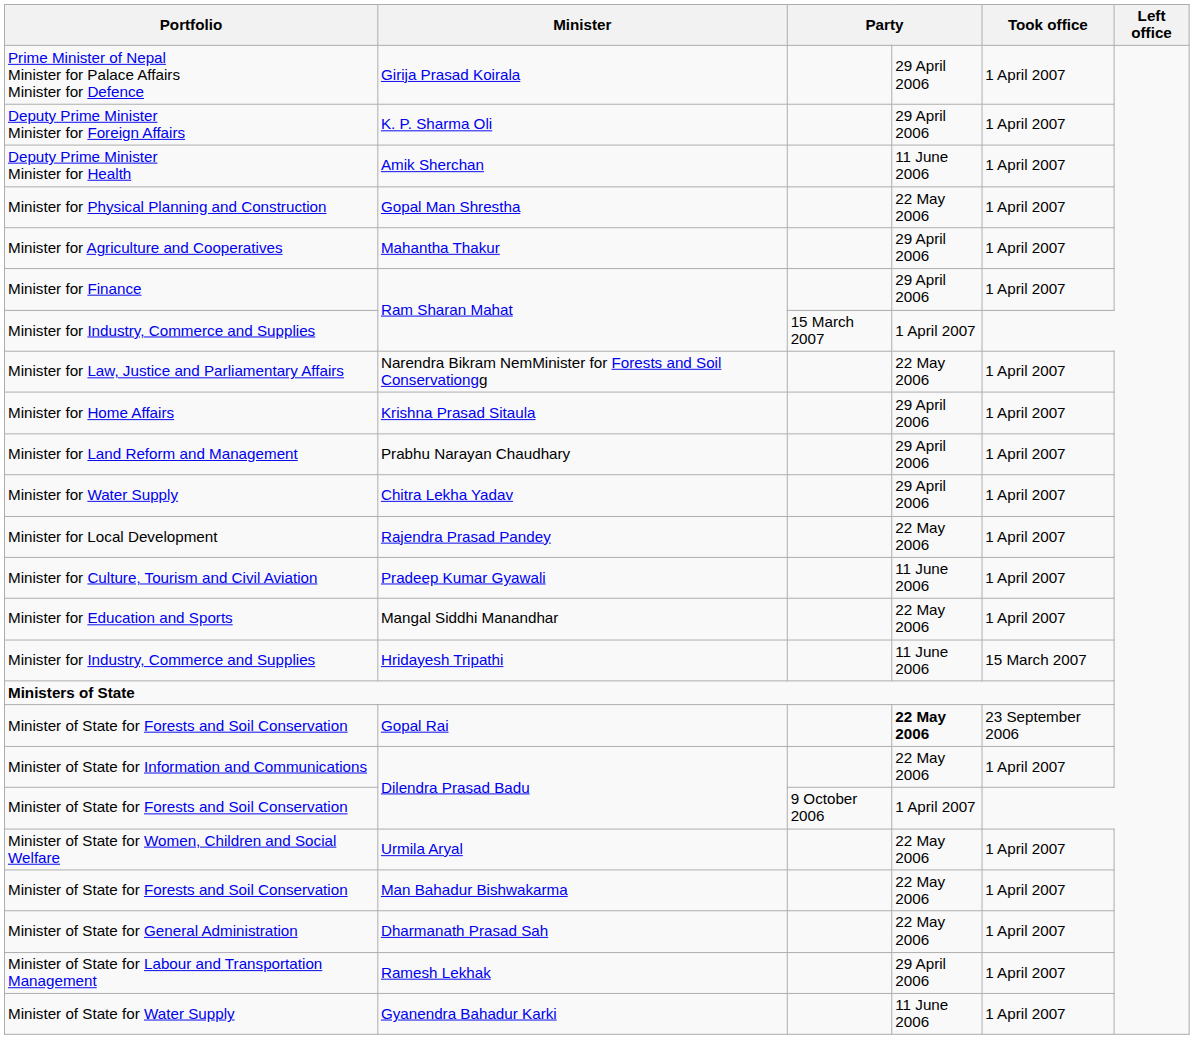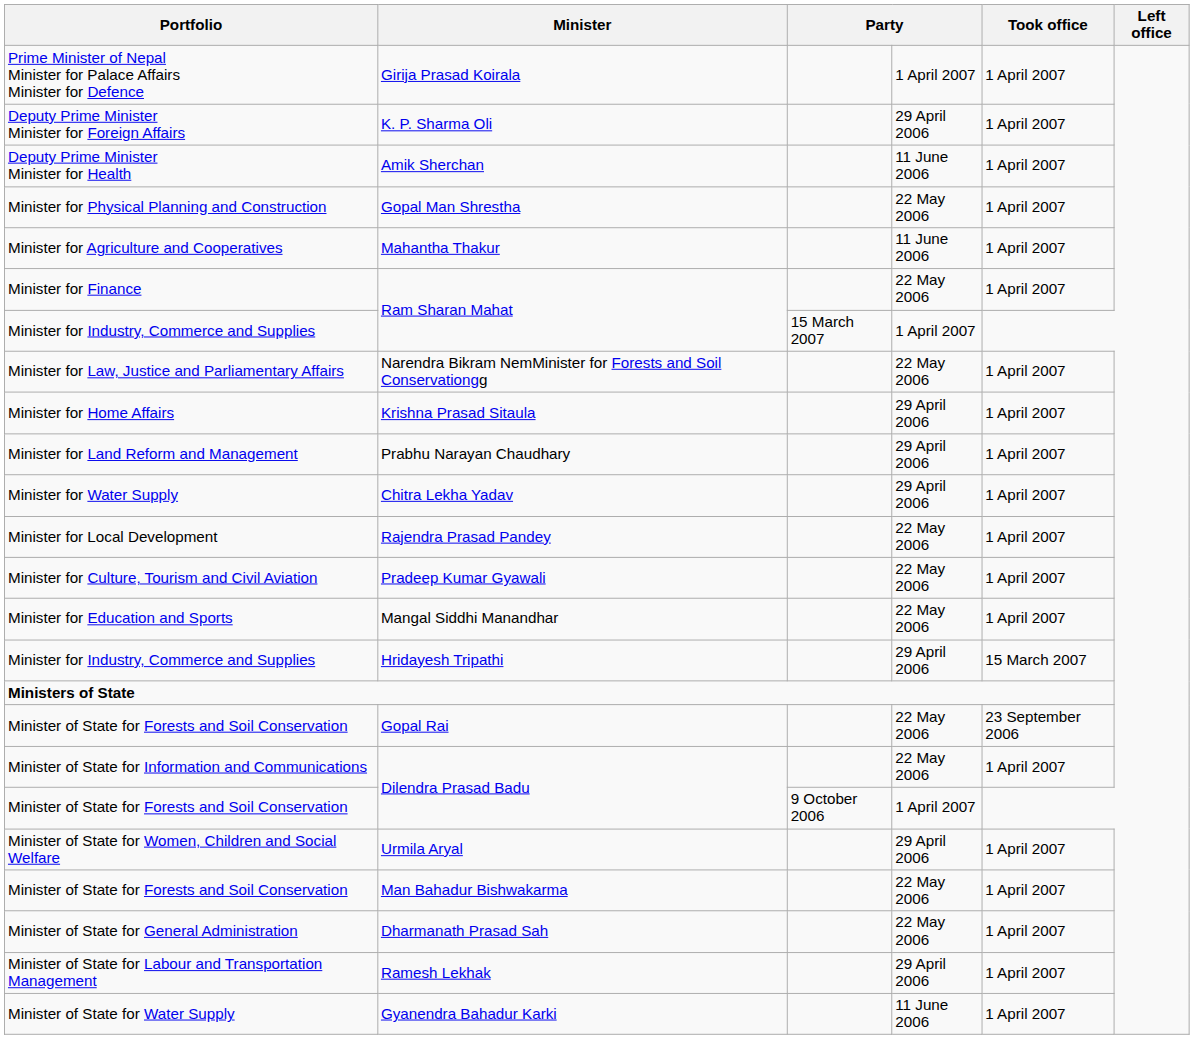(921, 74) 29 April 2006 -> (935, 74) 1 April 2007
(921, 248) 29 April 2006 -> (922, 248) 11 June 2006
(921, 289) 29 April 2006 -> (920, 289) 22 May 2006
(922, 577) 11 June 2006 -> (920, 577) 22 May 2006
(922, 660) 11 June 2006 -> (921, 660) 29 April 2006
(921, 725) bold -> (920, 725) normal
(920, 849) 22 May 2006 -> (921, 849) 29 April 2006
